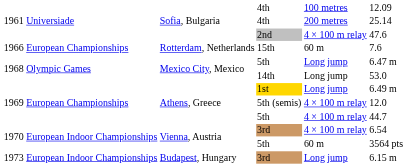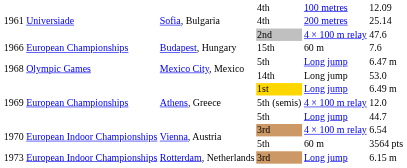(207, 48) Rotterdam, Netherlands -> (198, 48) Budapest, Hungary
(335, 116) 4 × 100 m relay -> (326, 116) Long jump
(198, 157) Budapest, Hungary -> (207, 157) Rotterdam, Netherlands
